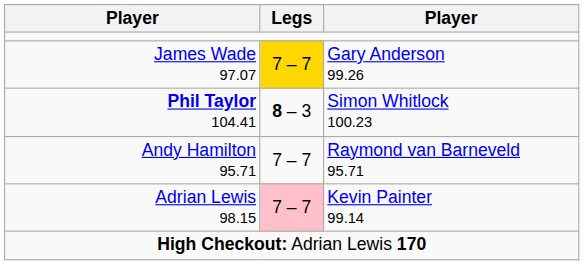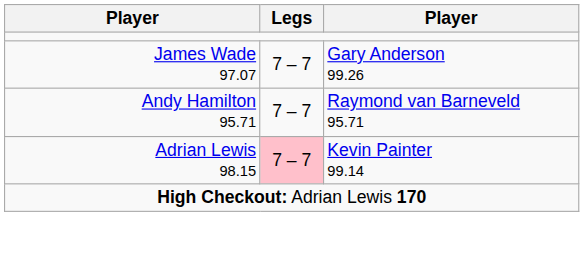(292, 64) gold background -> (292, 64) no background
- row: (212, 112)
